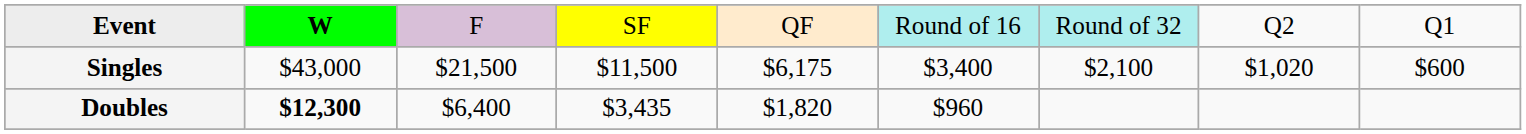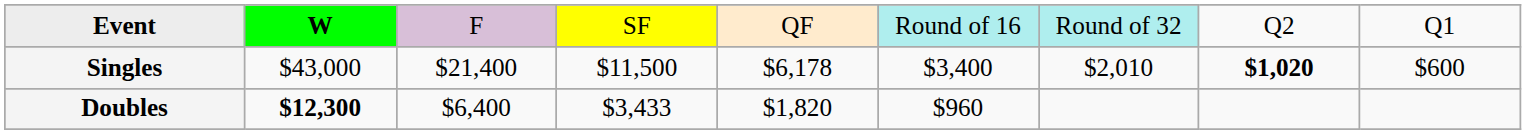(476, 67) $21,500 -> (476, 67) $21,400
(797, 67) $6,175 -> (797, 67) $6,178
(1119, 67) $2,100 -> (1119, 67) $2,010
(1279, 67) normal -> (1279, 67) bold
(637, 108) $3,435 -> (637, 108) $3,433
